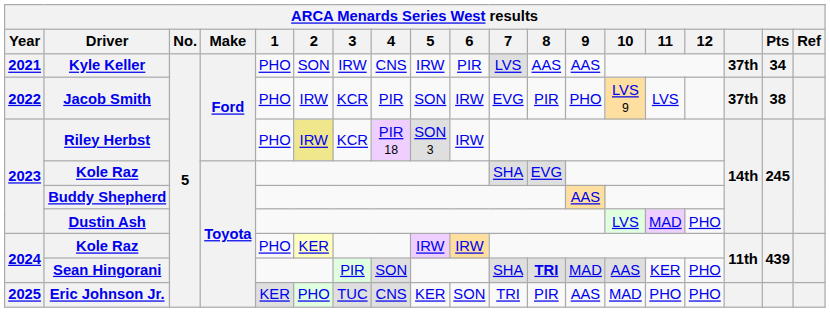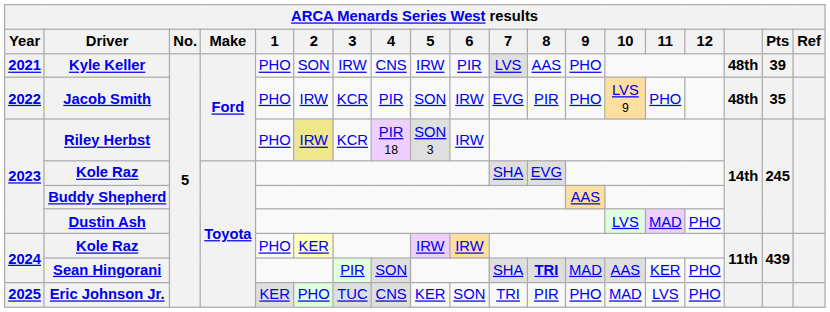(585, 65) AAS -> (585, 65) PHO
(743, 65) 37th -> (743, 65) 48th
(778, 65) 34 -> (778, 65) 39
(665, 98) LVS -> (665, 98) PHO
(743, 98) 37th -> (743, 98) 48th
(778, 98) 38 -> (778, 98) 35
(585, 295) AAS -> (585, 295) PHO
(665, 295) PHO -> (665, 295) LVS
